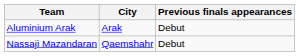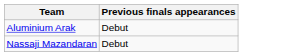- column: (128, 12)
